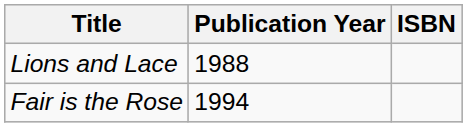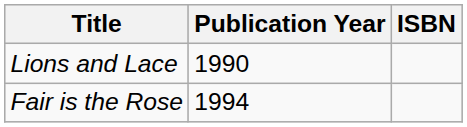(222, 63) 1988 -> (222, 63) 1990
